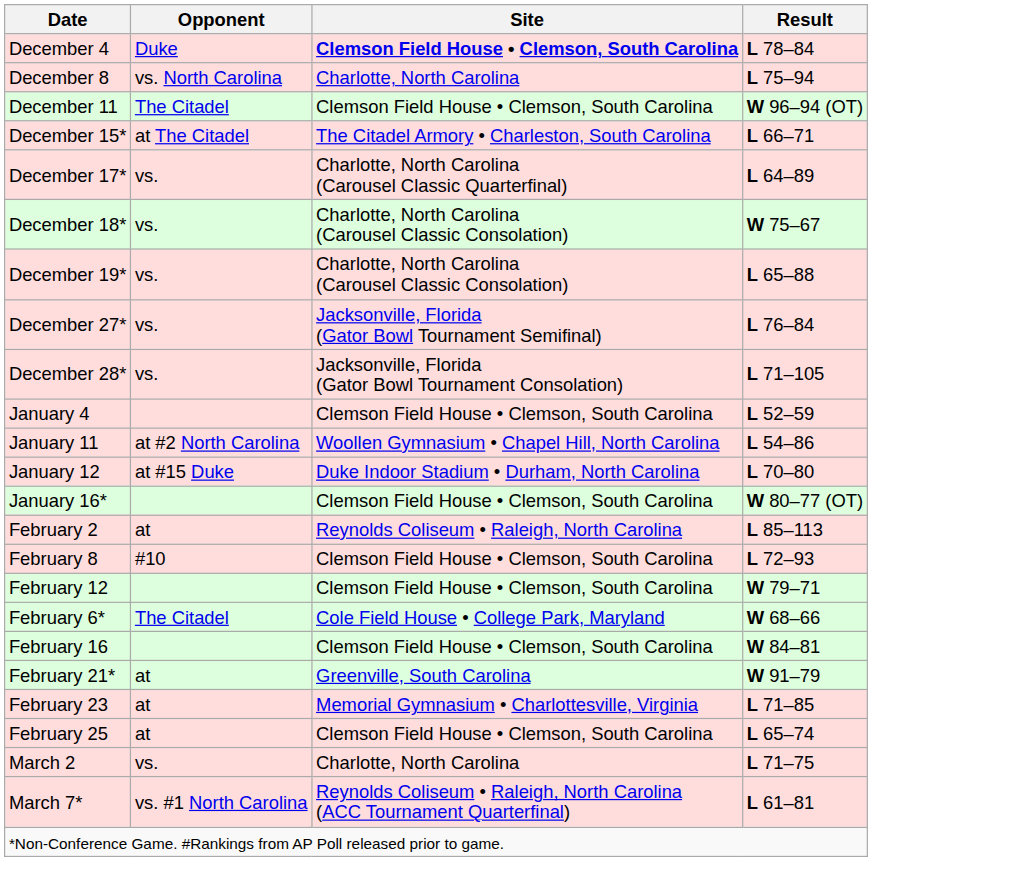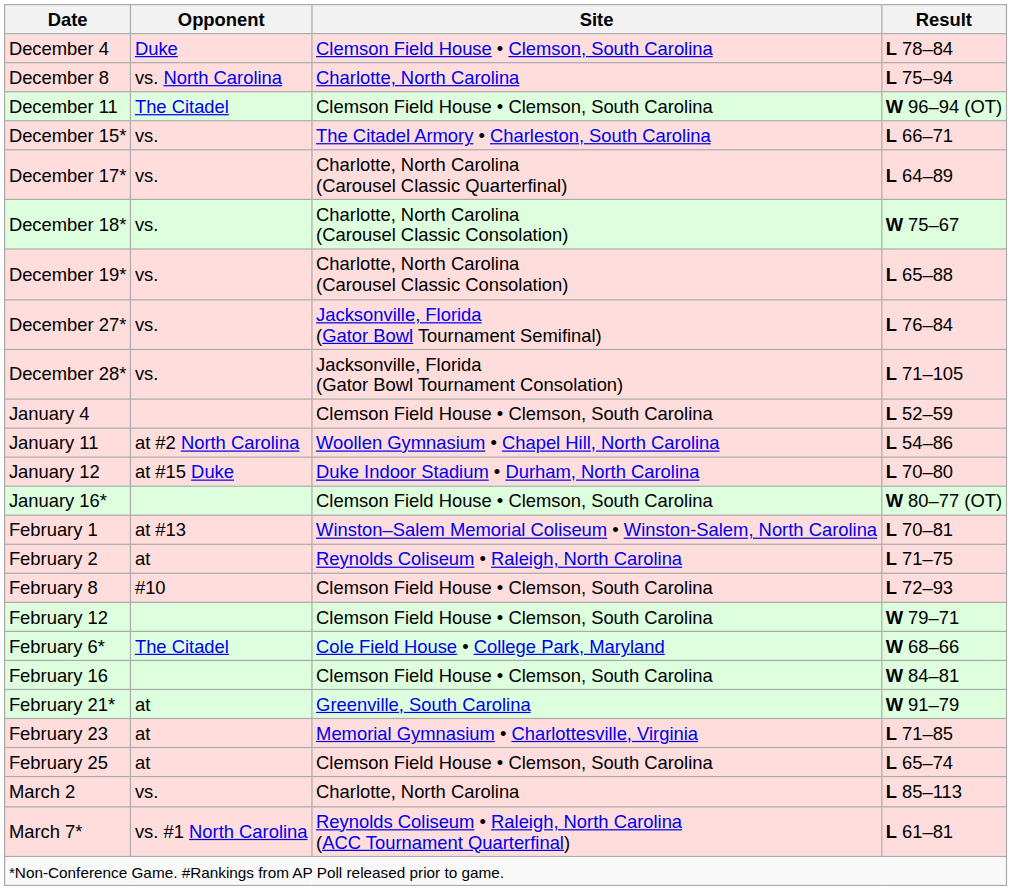(527, 48) bold -> (514, 48) normal
(192, 136) at The Citadel -> (147, 136) vs.
+ row: (53, 530)
(785, 530) L 85–113 -> (919, 559) L 71–75
(780, 763) L 71–75 -> (924, 792) L 85–113
